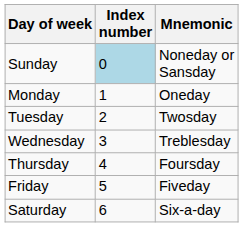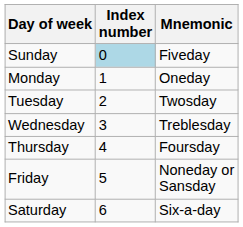(197, 63) Noneday or Sansday -> (184, 55) Fiveday
(184, 187) Fiveday -> (197, 179) Noneday or Sansday
